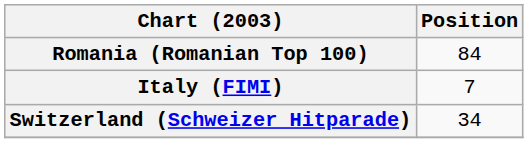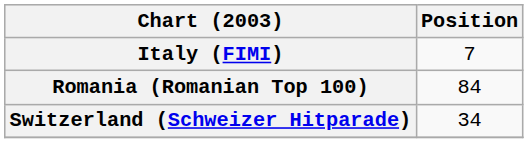rows swapped: (210, 87) <-> (210, 54)
